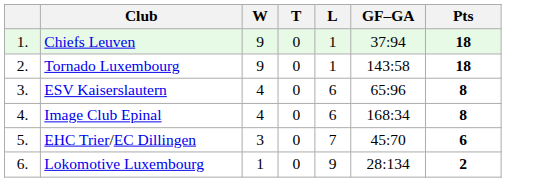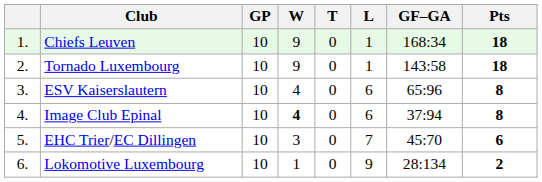+ column: (260, 16)
(388, 41) 37:94 -> (424, 41) 168:34
(260, 115) normal -> (296, 115) bold
(388, 115) 168:34 -> (424, 115) 37:94
